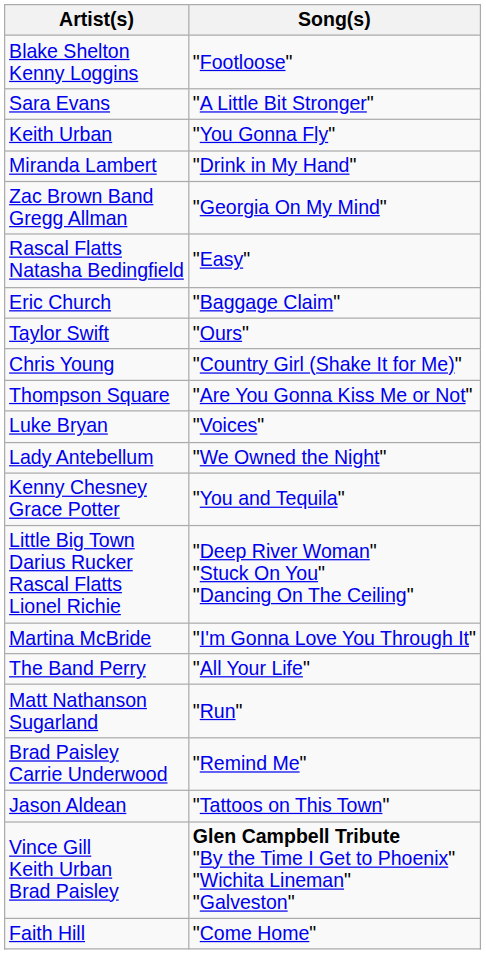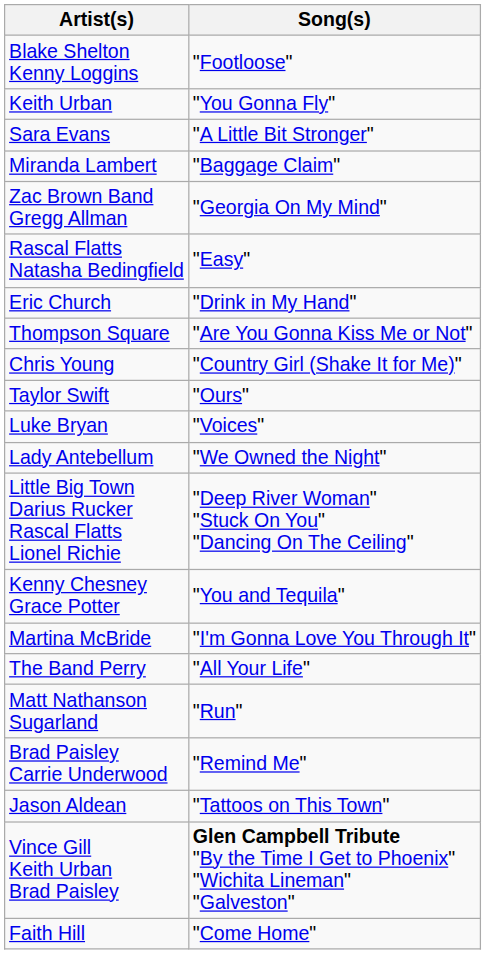rows swapped: (61, 134) <-> (60, 103)
(275, 165) "Drink in My Hand" -> (267, 165) "Baggage Claim"
(267, 302) "Baggage Claim" -> (275, 302) "Drink in My Hand"
rows swapped: (89, 395) <-> (59, 333)
rows swapped: (78, 499) <-> (72, 574)
